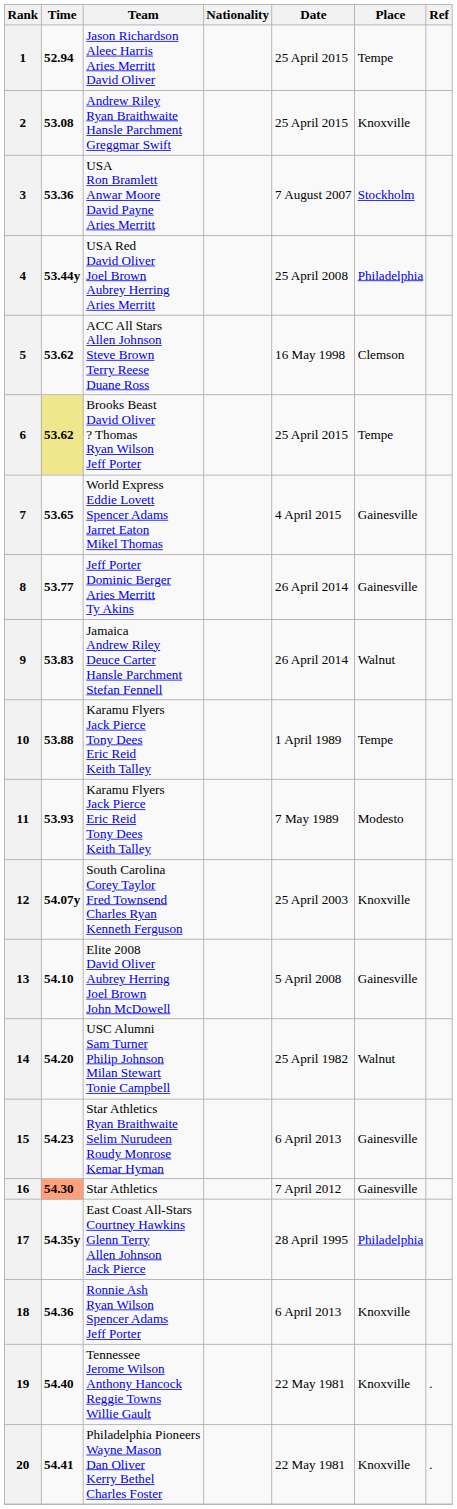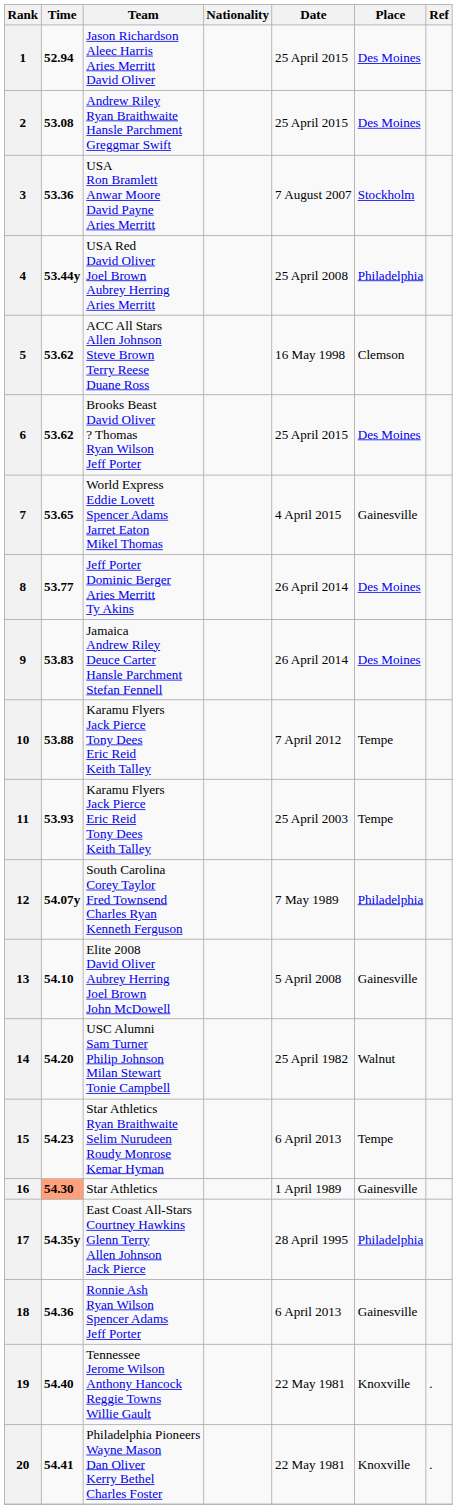(375, 57) Tempe -> (389, 57) Des Moines
(384, 122) Knoxville -> (389, 122) Des Moines
(59, 434) khaki background -> (59, 434) no background
(375, 434) Tempe -> (389, 434) Des Moines
(388, 587) Gainesville -> (389, 587) Des Moines
(376, 659) Walnut -> (389, 659) Des Moines
(308, 739) 1 April 1989 -> (308, 739) 7 April 2012
(307, 819) 7 May 1989 -> (312, 819) 25 April 2003
(381, 819) Modesto -> (375, 819) Tempe
(312, 899) 25 April 2003 -> (307, 899) 7 May 1989
(384, 899) Knoxville -> (390, 899) Philadelphia
(388, 1138) Gainesville -> (375, 1138) Tempe
(308, 1189) 7 April 2012 -> (308, 1189) 1 April 1989
(384, 1311) Knoxville -> (388, 1311) Gainesville
